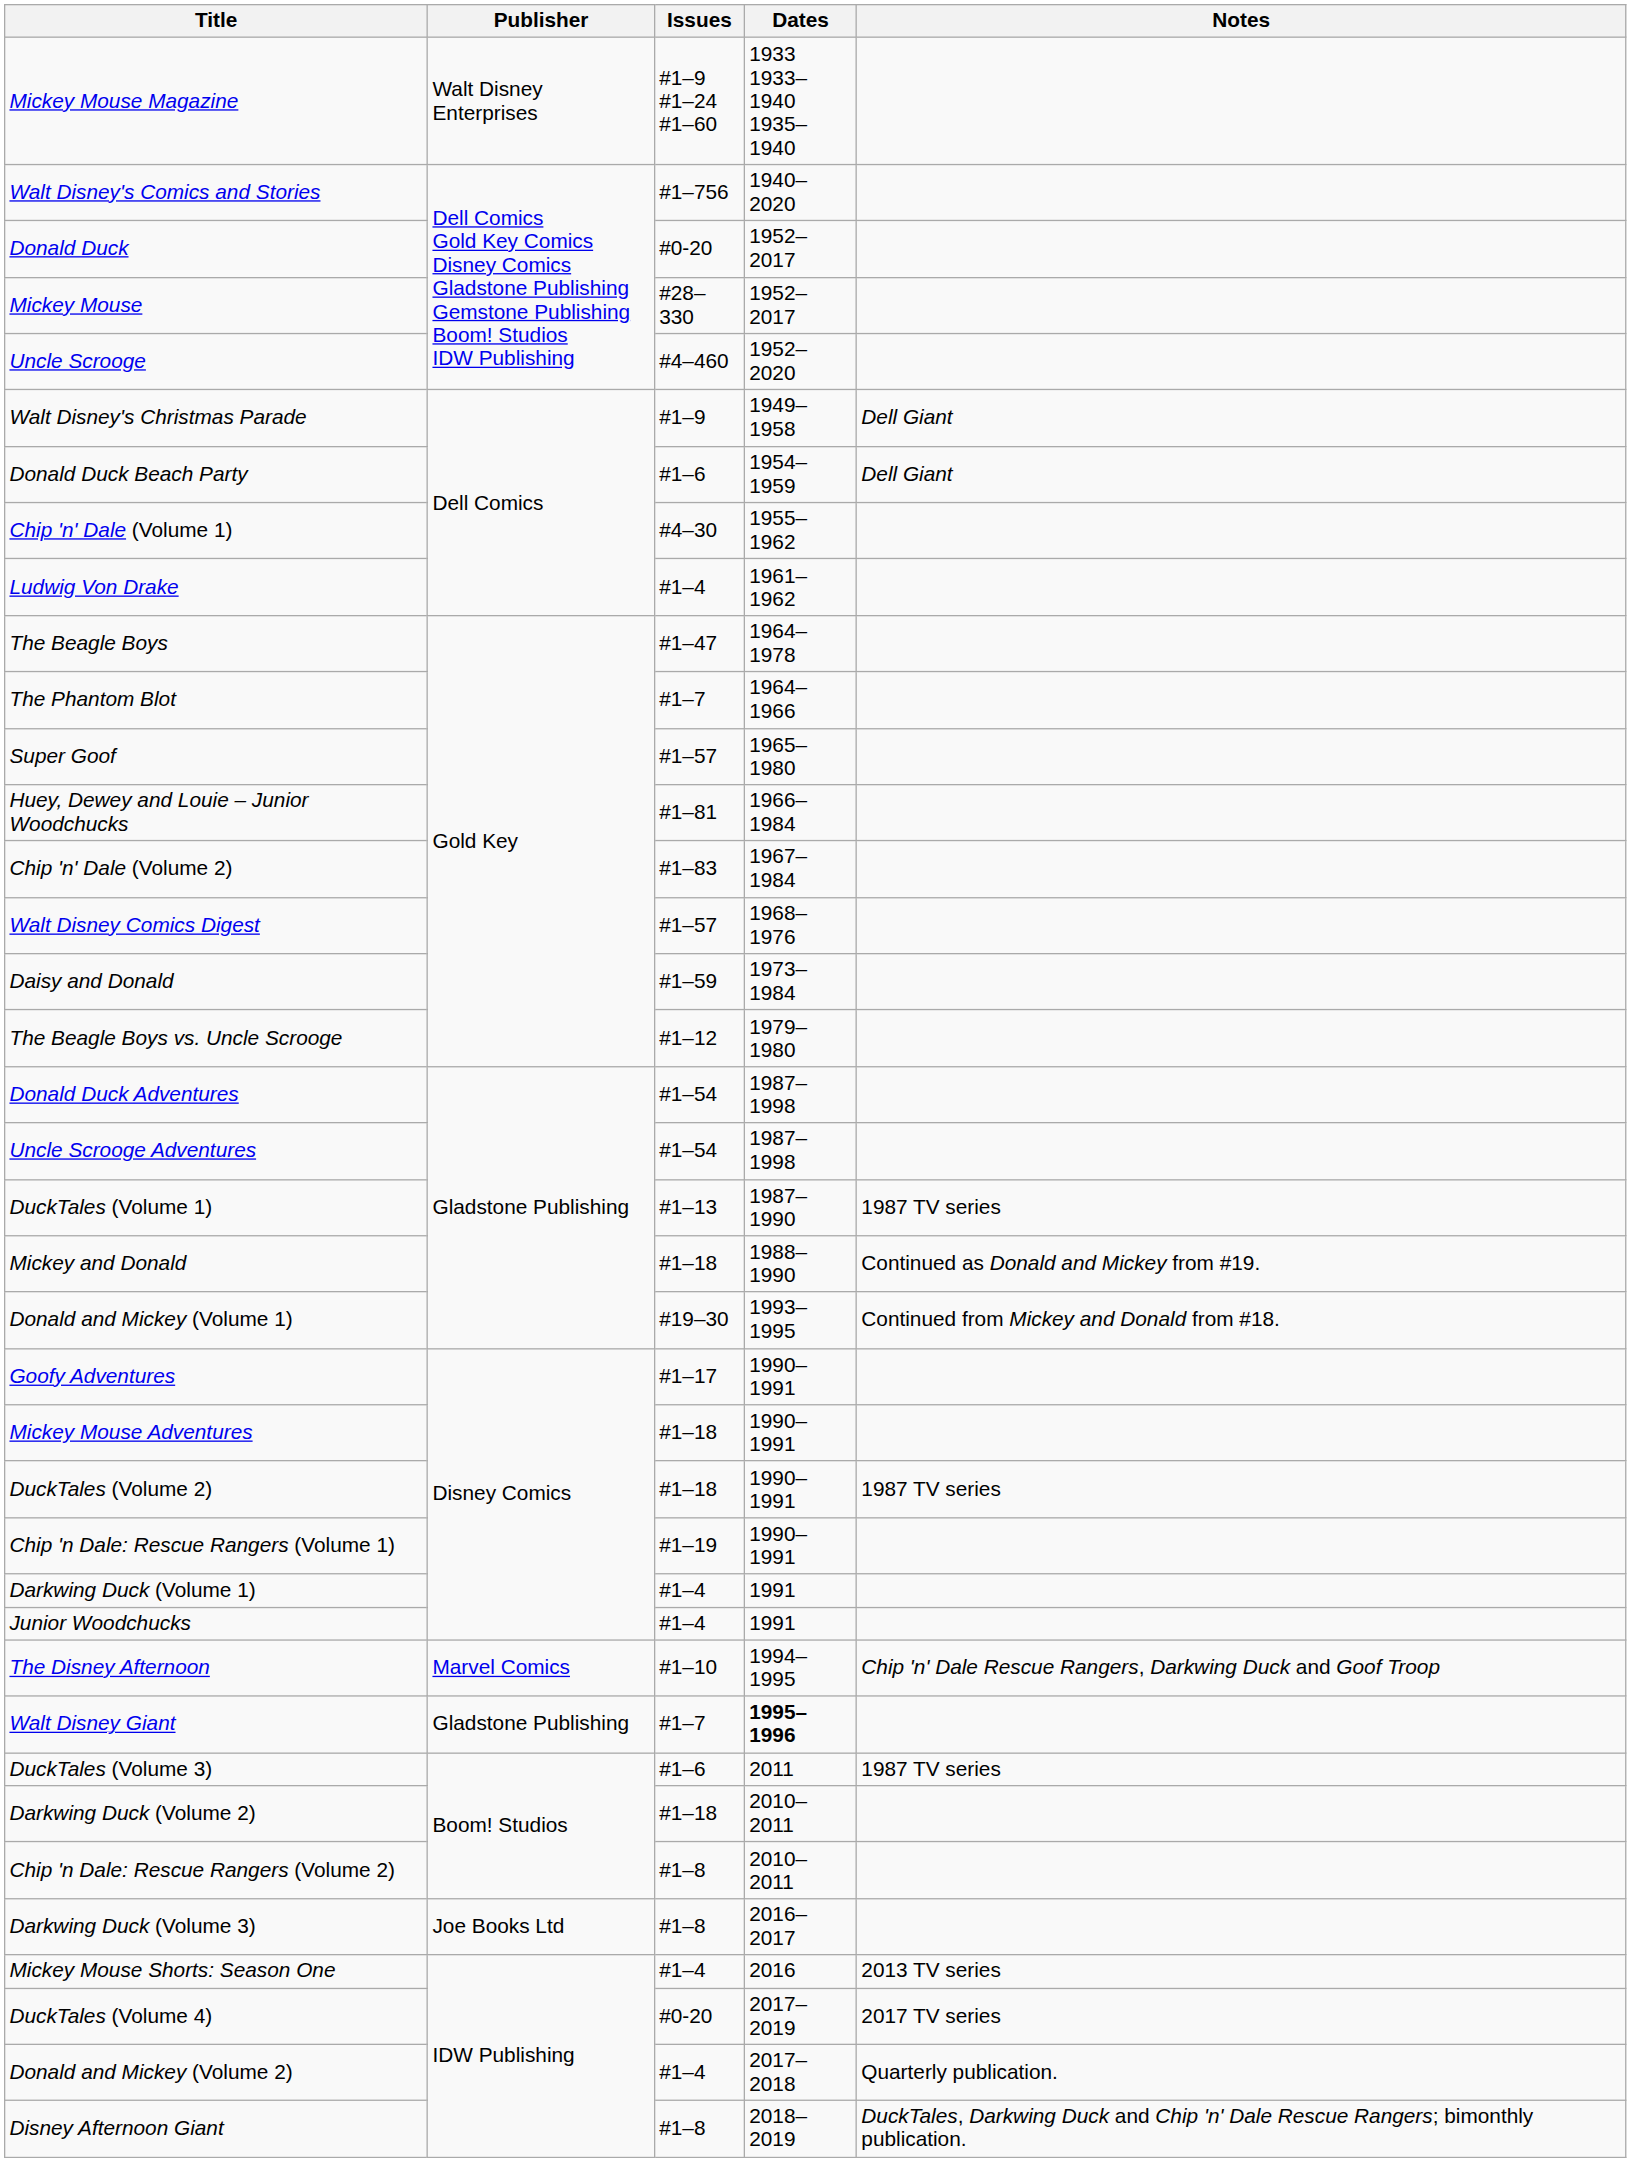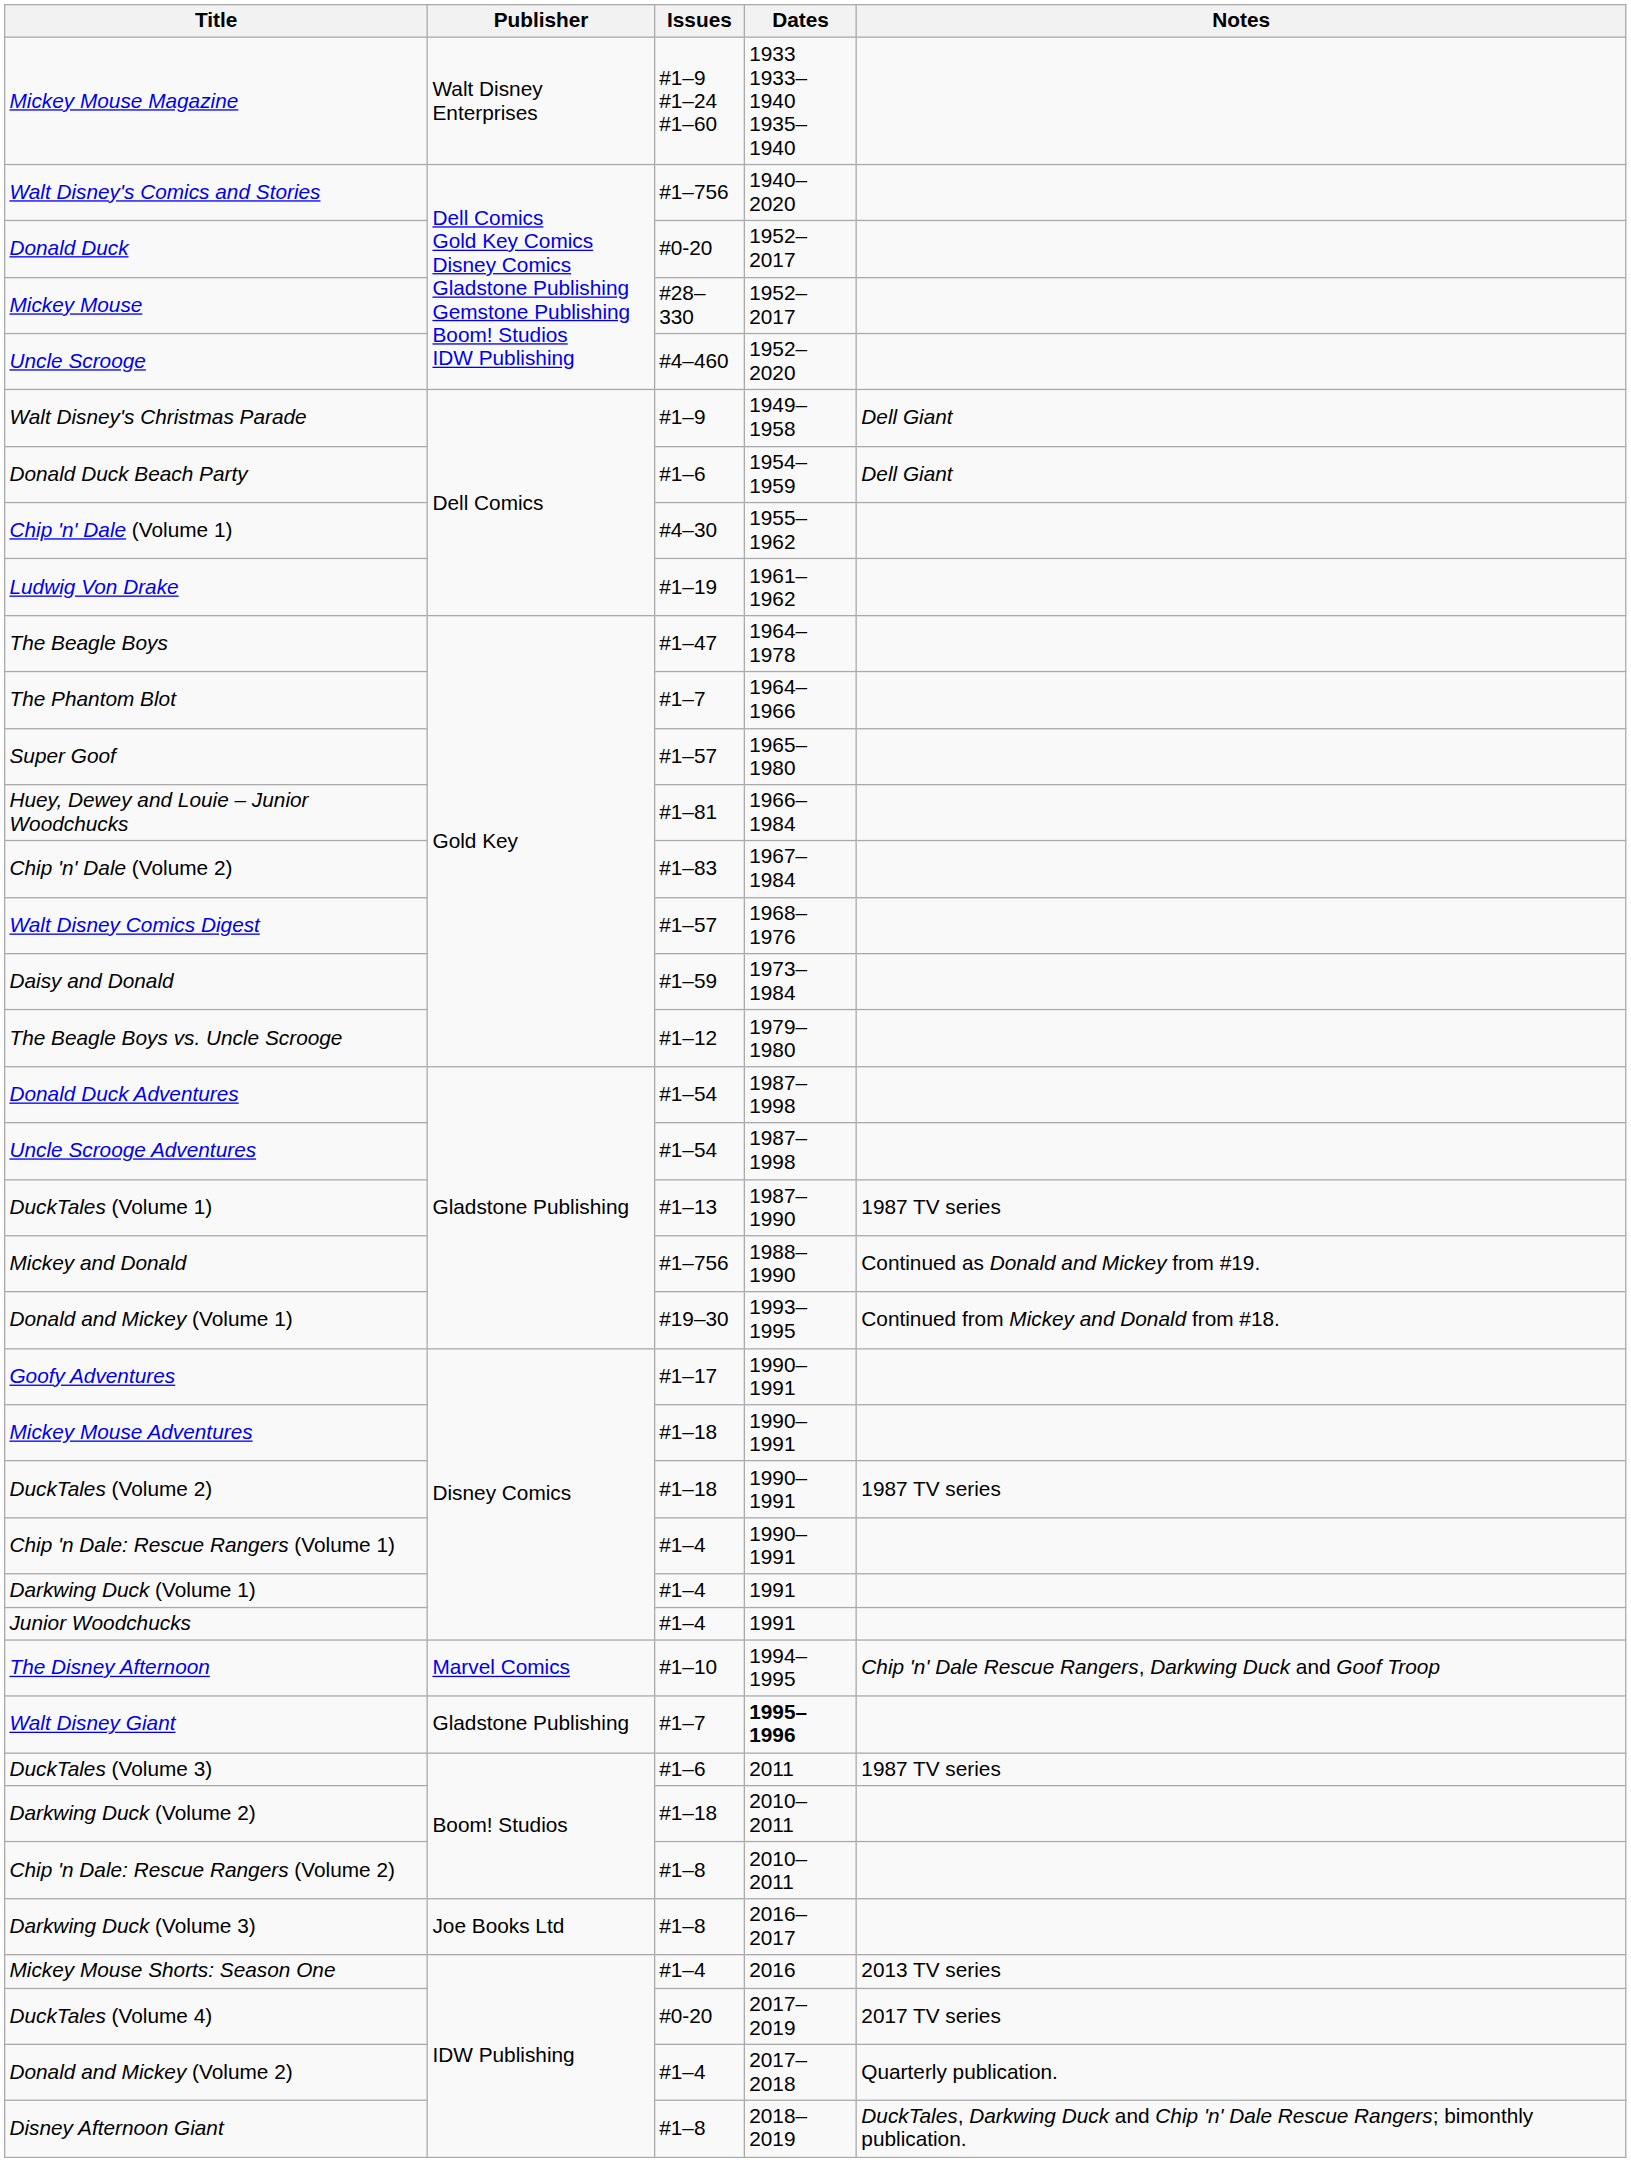(682, 586) #1–4 -> (688, 586) #1–19
(688, 1263) #1–18 -> (694, 1263) #1–756
(688, 1545) #1–19 -> (682, 1545) #1–4
